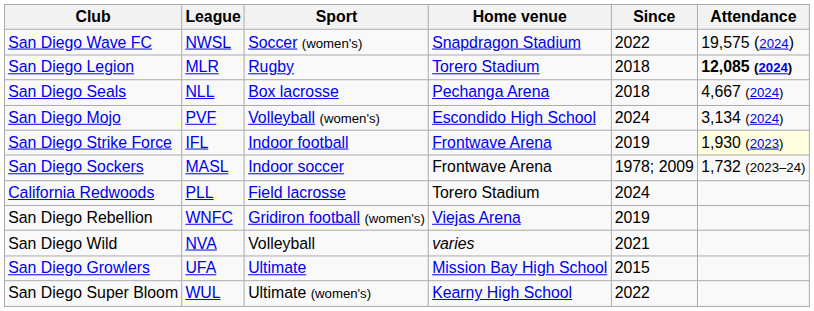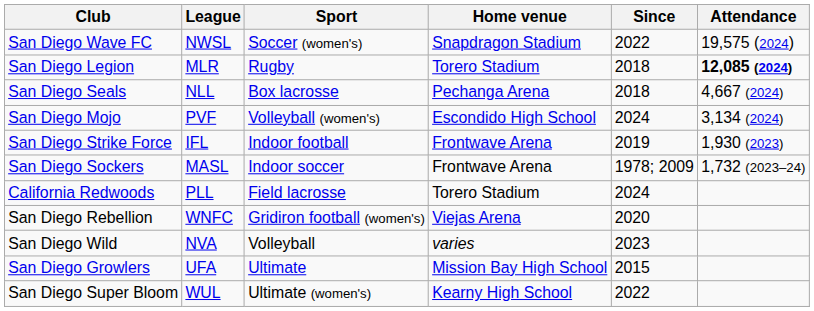(742, 142) lightyellow background -> (742, 142) no background
(632, 218) 2019 -> (632, 218) 2020
(632, 243) 2021 -> (632, 243) 2023
